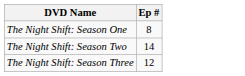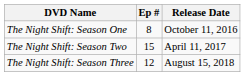+ column: (201, 12)
(149, 46) 14 -> (149, 46) 15
